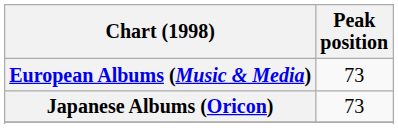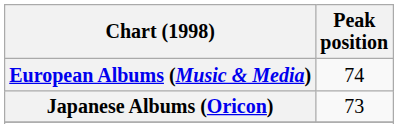(354, 74) 73 -> (354, 74) 74
